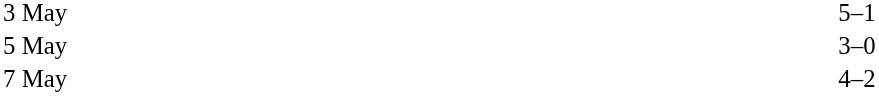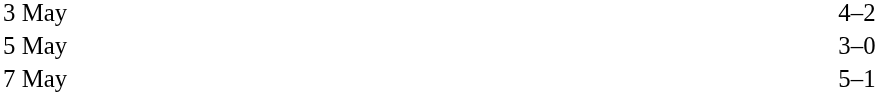(857, 13) 5–1 -> (857, 13) 4–2
(857, 78) 4–2 -> (857, 78) 5–1
